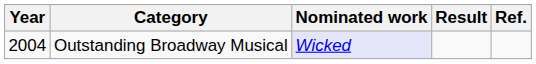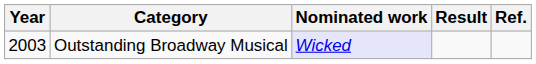(27, 44) 2004 -> (27, 44) 2003
